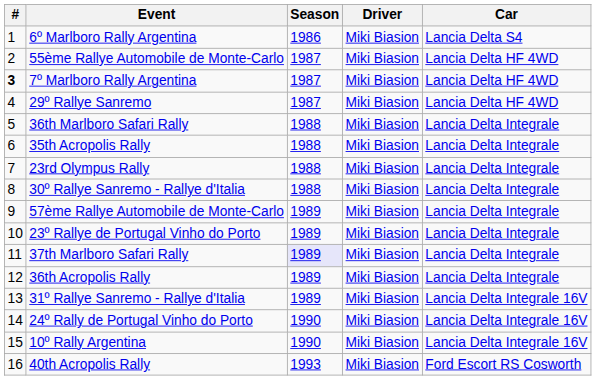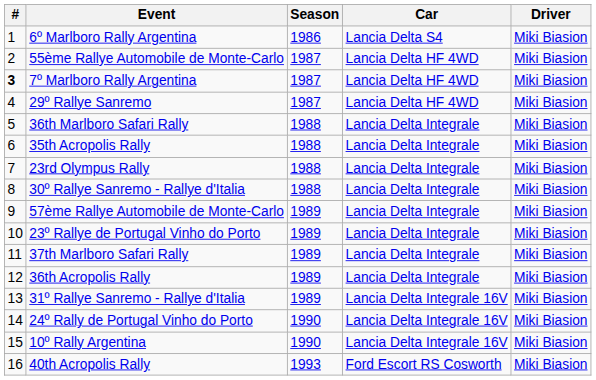columns swapped: (382, 15) <-> (506, 15)
(306, 255) lavender background -> (306, 255) no background
